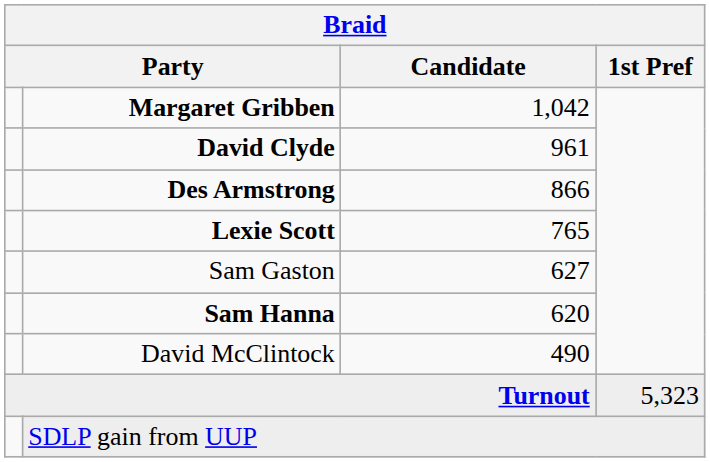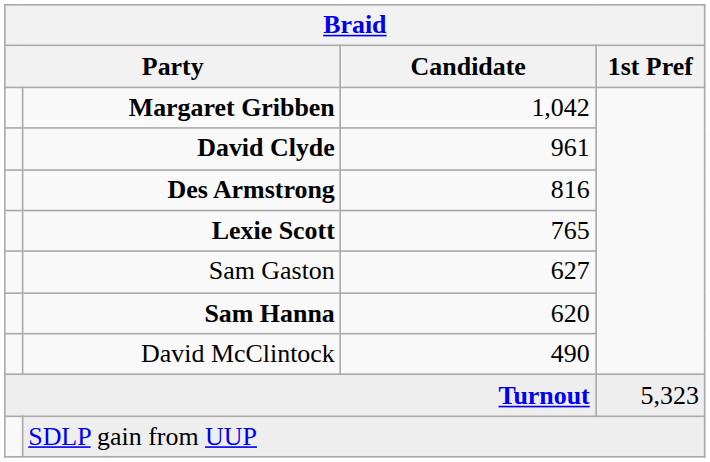(570, 189) 866 -> (570, 189) 816
